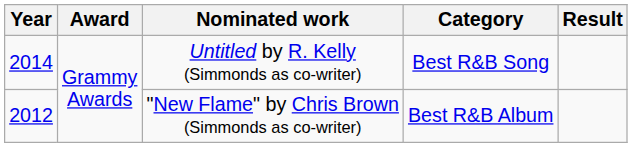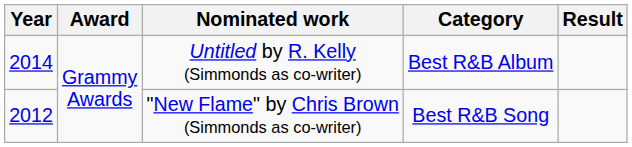(481, 62) Best R&B Song -> (481, 62) Best R&B Album
(481, 115) Best R&B Album -> (481, 115) Best R&B Song
